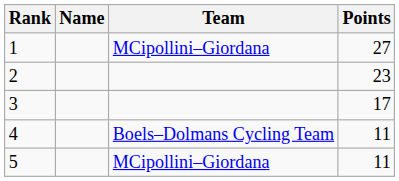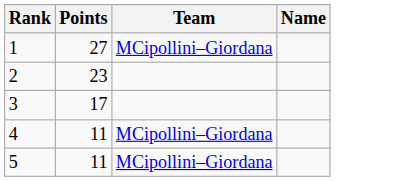columns swapped: (82, 18) <-> (367, 18)
(223, 133) Boels–Dolmans Cycling Team -> (194, 133) MCipollini–Giordana
